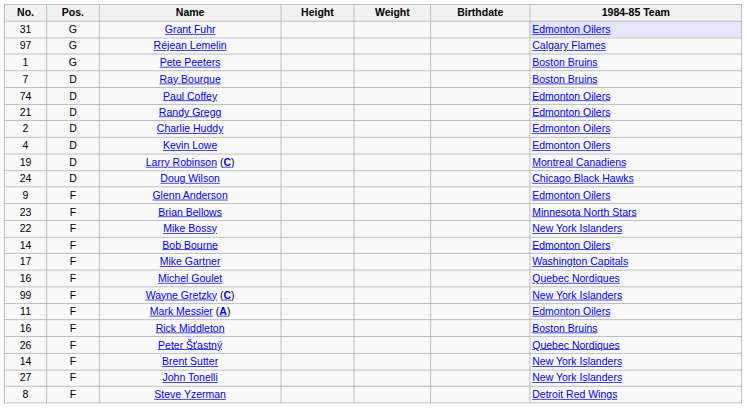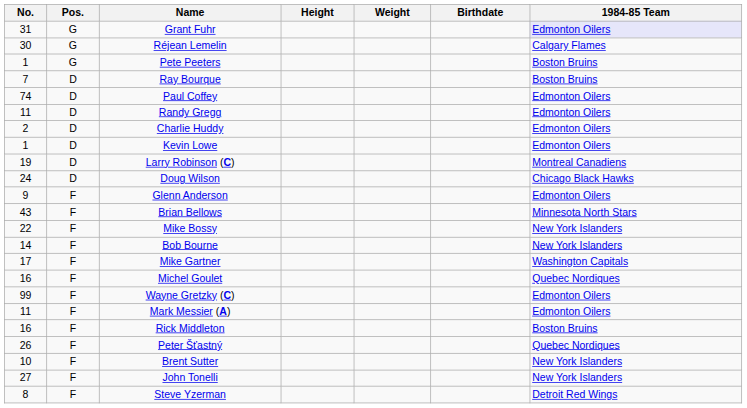(26, 46) 97 -> (26, 46) 30
(26, 113) 21 -> (26, 113) 11
(26, 146) 4 -> (26, 146) 1
(26, 212) 23 -> (26, 212) 43
(571, 246) Edmonton Oilers -> (577, 246) New York Islanders
(577, 295) New York Islanders -> (571, 295) Edmonton Oilers
(26, 362) 14 -> (26, 362) 10
